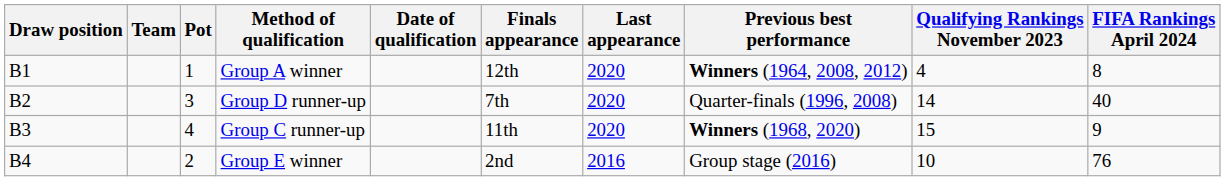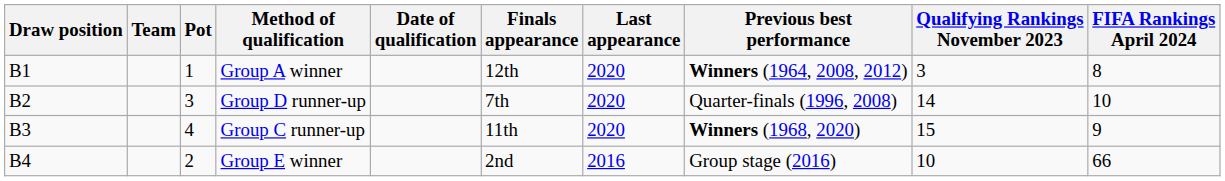(921, 70) 4 -> (921, 70) 3
(1102, 100) 40 -> (1102, 100) 10
(1102, 160) 76 -> (1102, 160) 66
